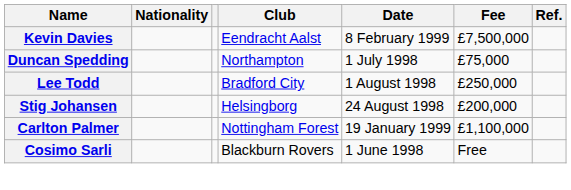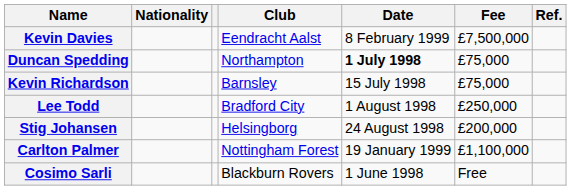(381, 60) normal -> (383, 60) bold
+ row: (68, 83)
